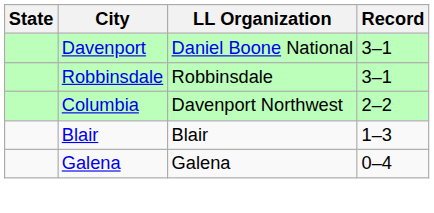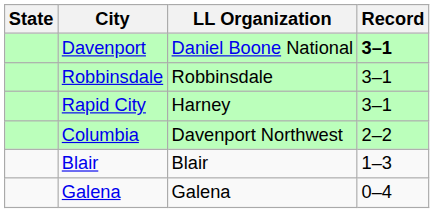(377, 47) normal -> (377, 47) bold
+ row: (104, 105)
